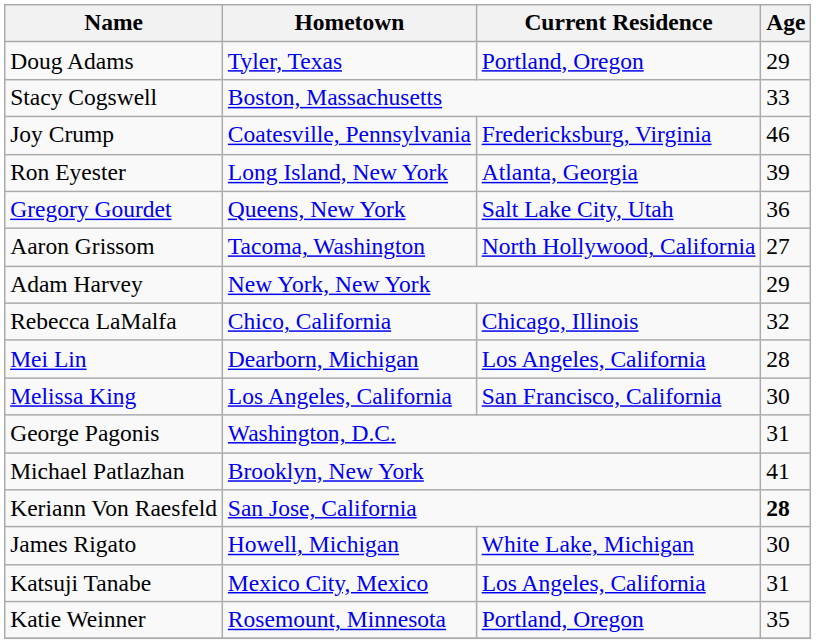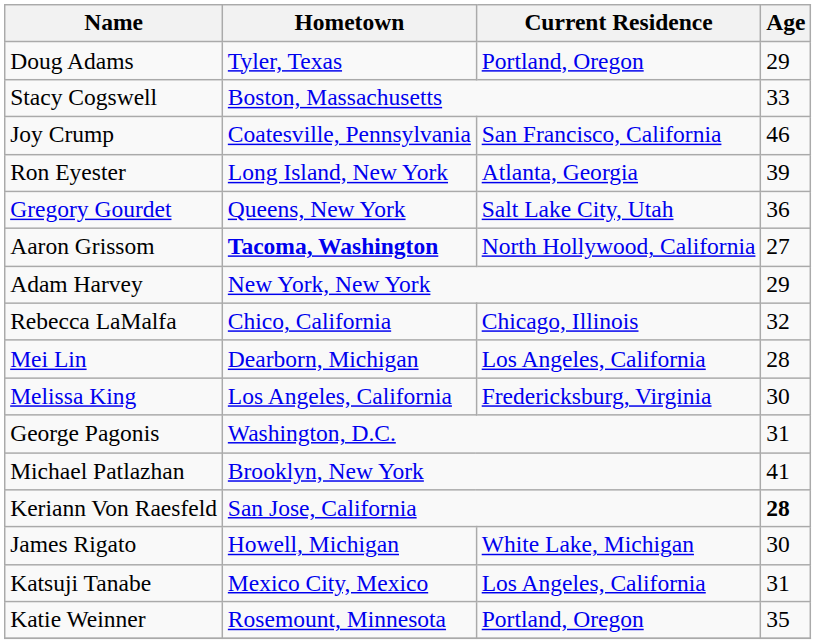(597, 135) Fredericksburg, Virginia -> (602, 135) San Francisco, California
(326, 246) normal -> (333, 246) bold
(602, 396) San Francisco, California -> (597, 396) Fredericksburg, Virginia
